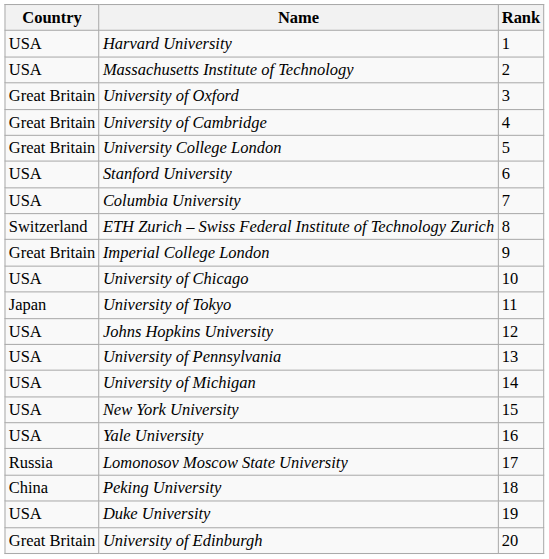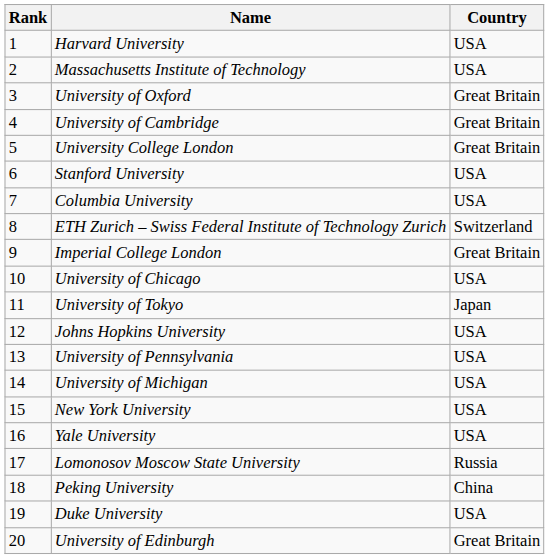columns swapped: (521, 17) <-> (52, 17)
